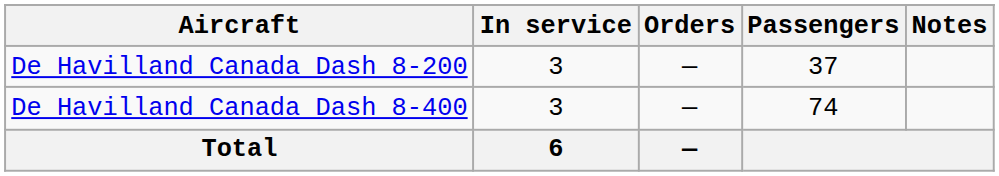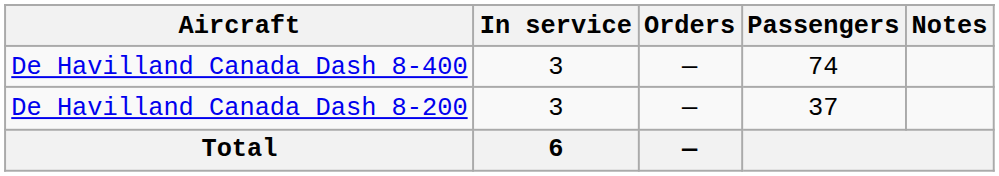rows swapped: (239, 67) <-> (239, 108)
